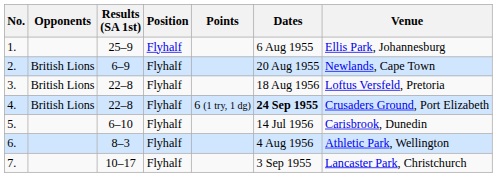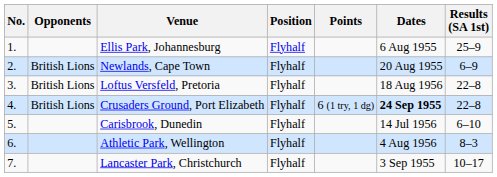columns swapped: (121, 20) <-> (407, 20)
